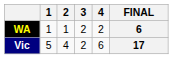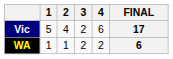rows swapped: (22, 45) <-> (22, 29)
